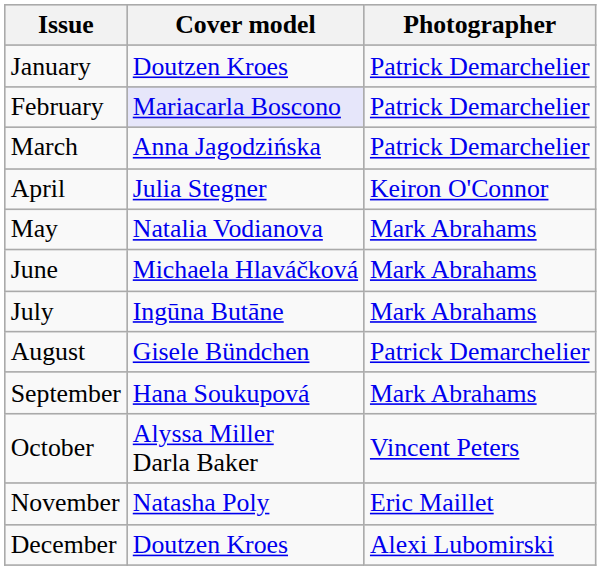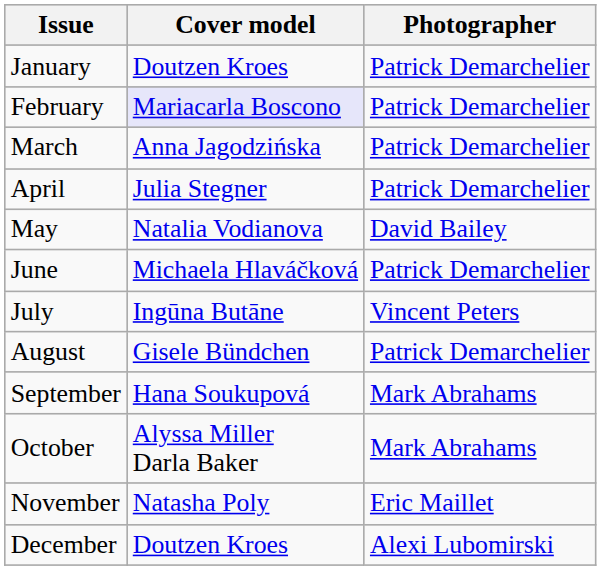(459, 188) Keiron O'Connor -> (480, 188) Patrick Demarchelier
(453, 229) Mark Abrahams -> (438, 229) David Bailey
(453, 270) Mark Abrahams -> (480, 270) Patrick Demarchelier
(453, 310) Mark Abrahams -> (445, 310) Vincent Peters
(445, 447) Vincent Peters -> (453, 447) Mark Abrahams
